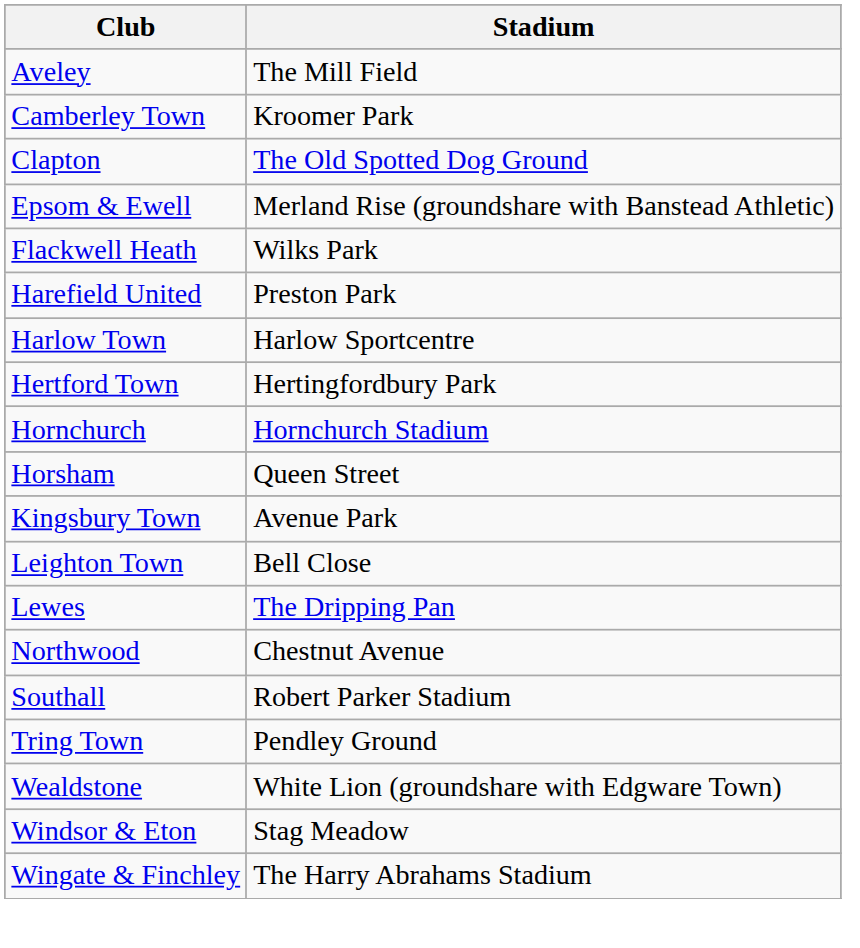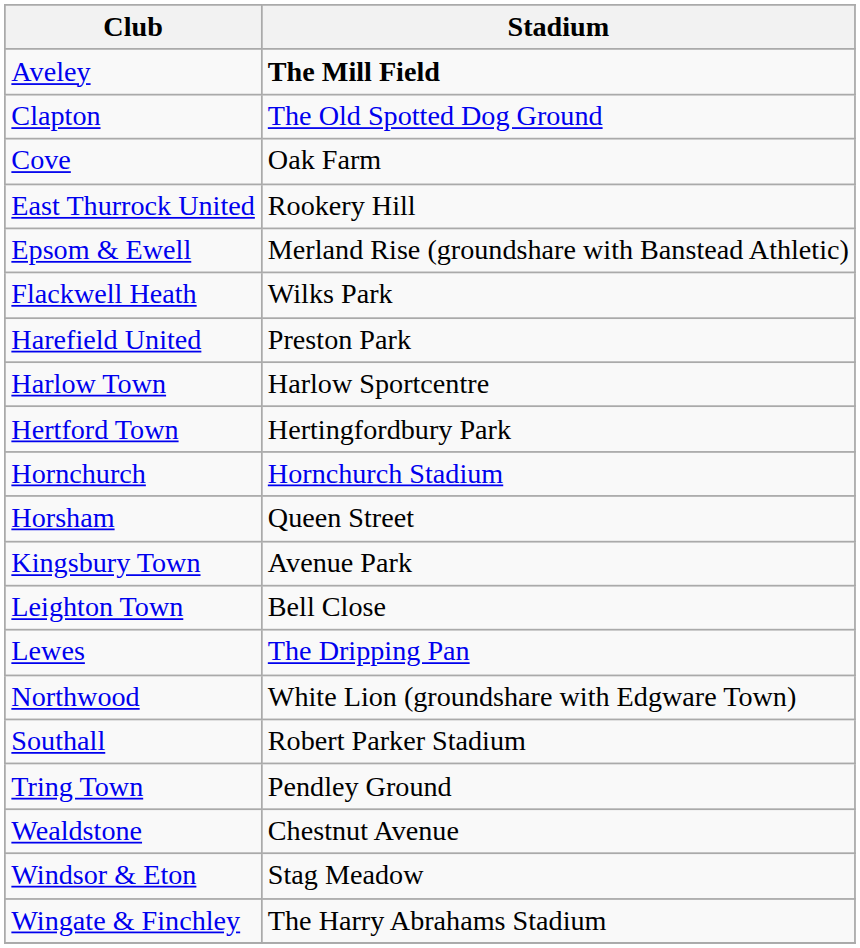(335, 71) normal -> (354, 71) bold
- row: (108, 116)
+ row: (41, 160)
+ row: (133, 205)
(349, 652) Chestnut Avenue -> (532, 696) White Lion (groundshare with Edgware Town)
(517, 786) White Lion (groundshare with Edgware Town) -> (363, 830) Chestnut Avenue
